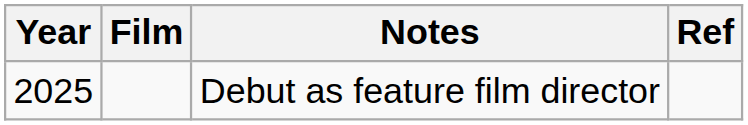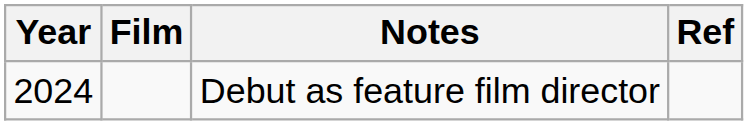(53, 89) 2025 -> (53, 89) 2024
